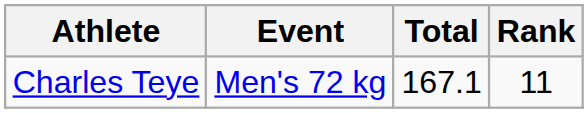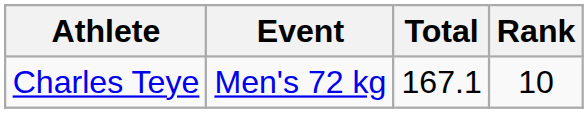(536, 82) 11 -> (536, 82) 10
